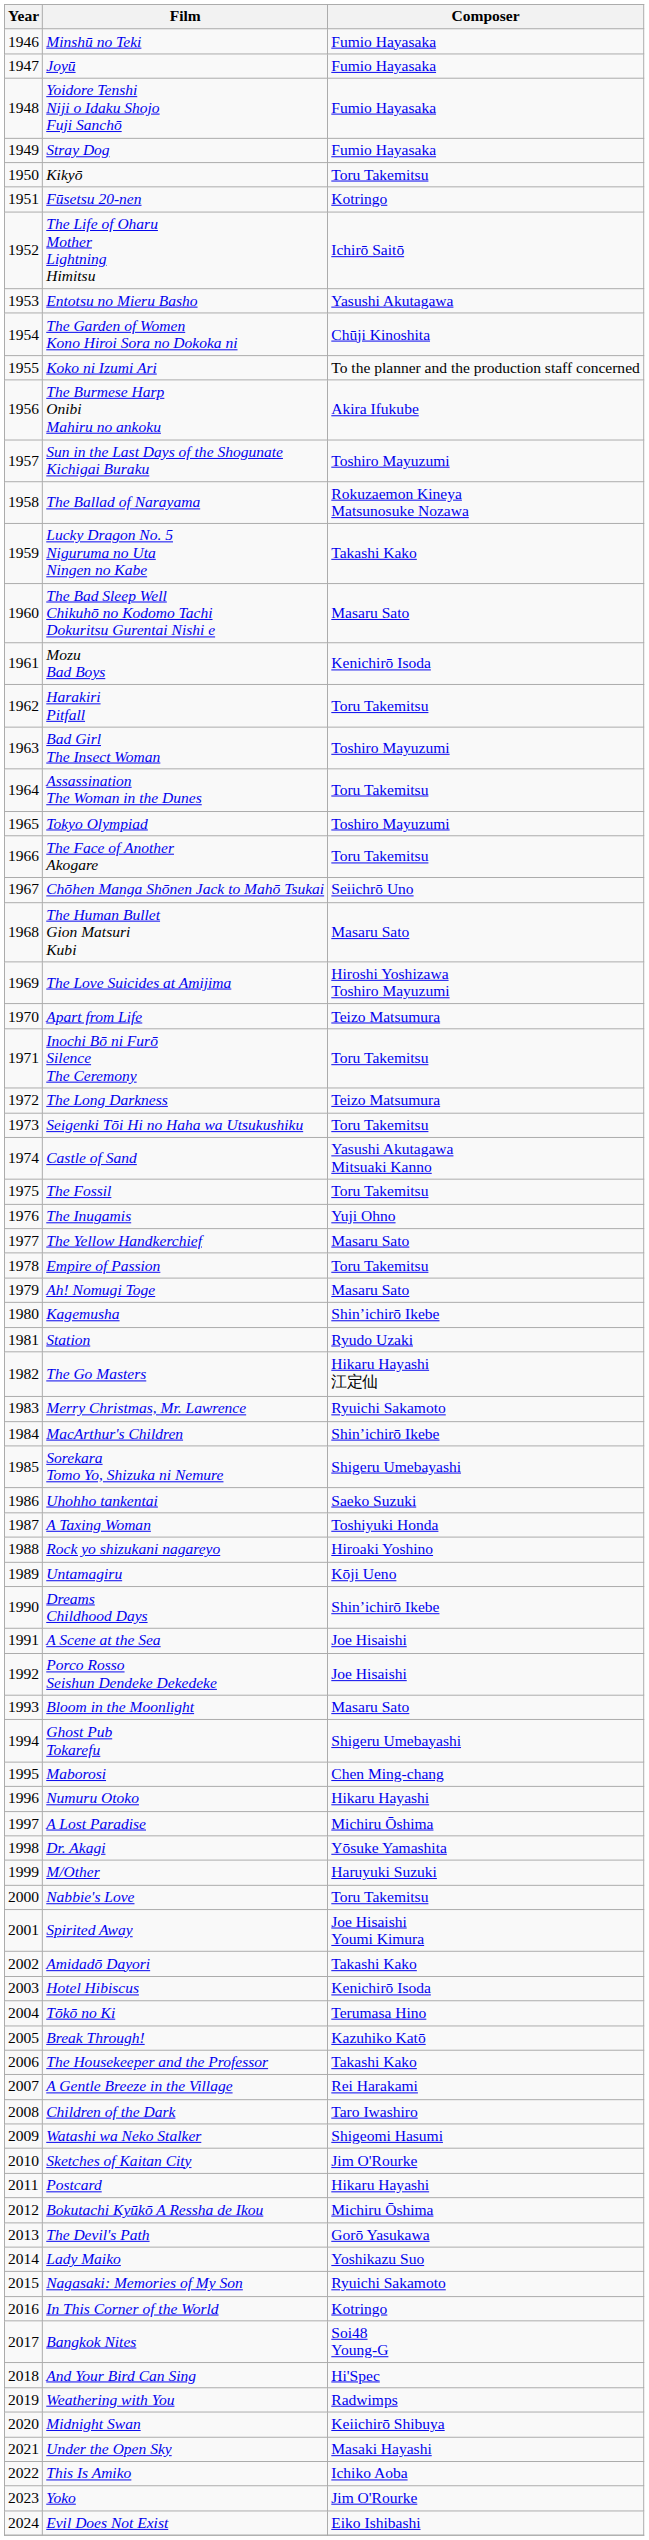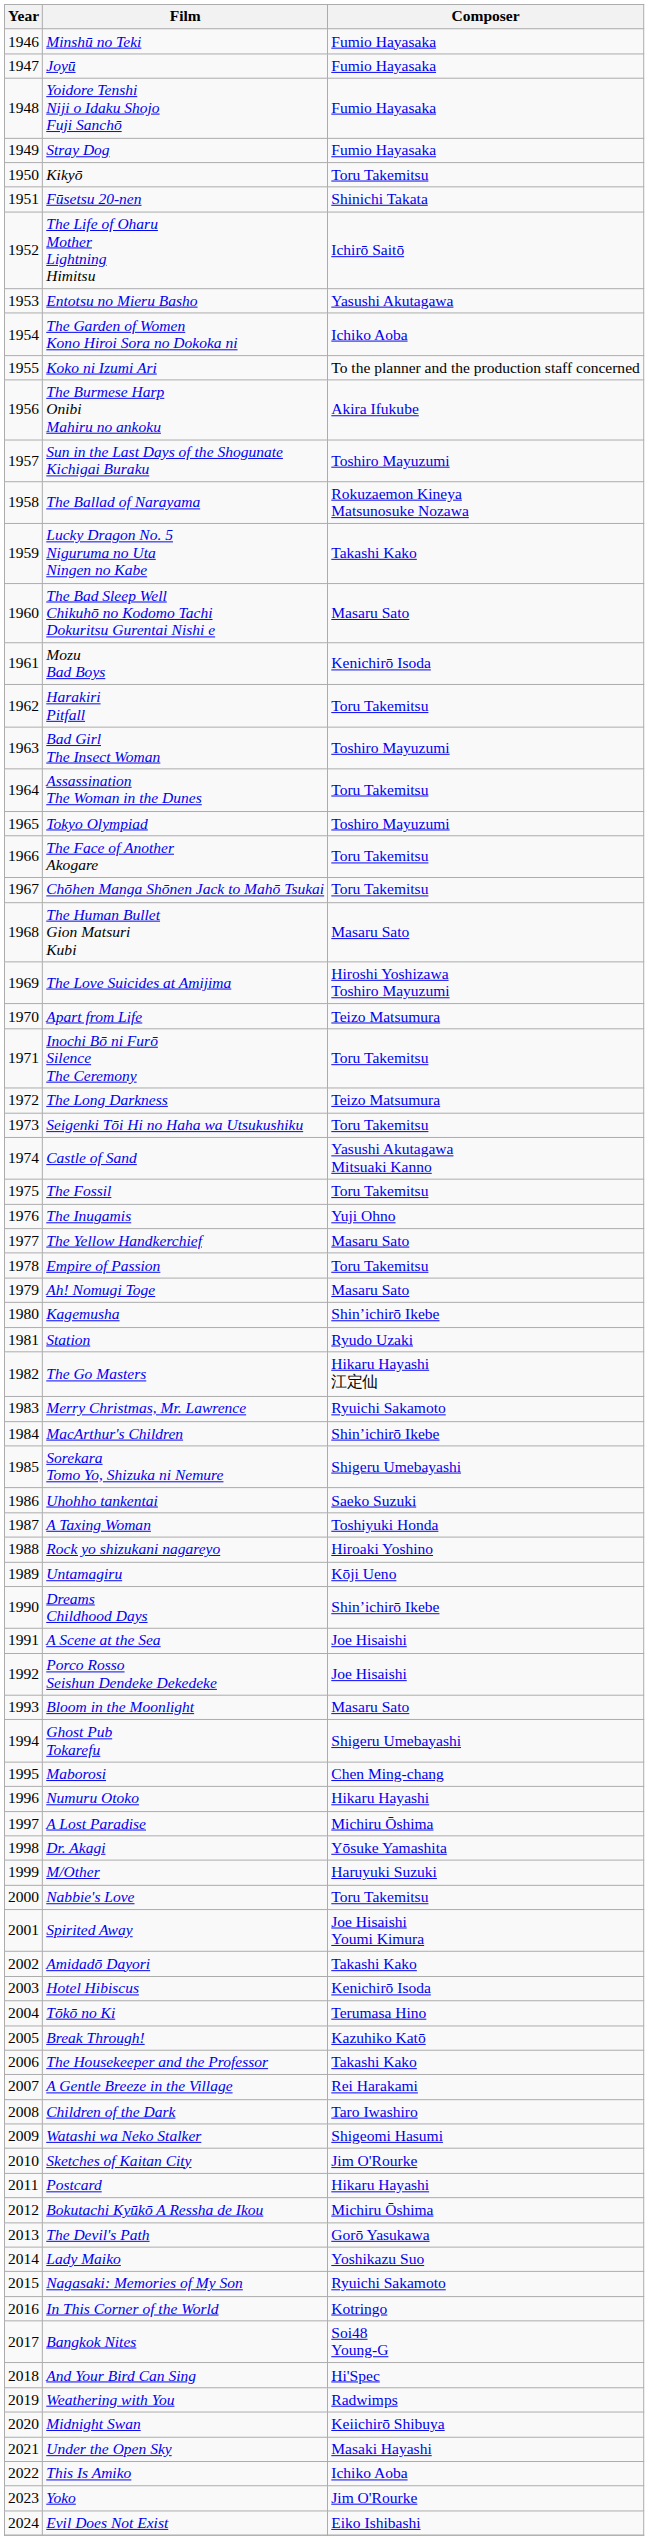(359, 199) Kotringo -> (380, 199) Shinichi Takata
(381, 334) Chūji Kinoshita -> (369, 334) Ichiko Aoba
(372, 890) Seiichrō Uno -> (380, 890) Toru Takemitsu
